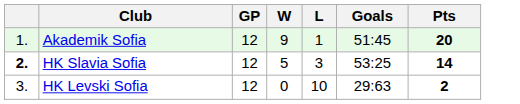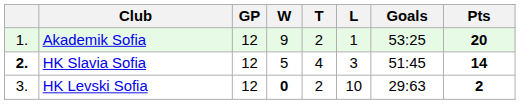+ column: (319, 16)
(372, 39) 51:45 -> (407, 39) 53:25
(372, 63) 53:25 -> (407, 63) 51:45
(284, 87) normal -> (284, 87) bold
